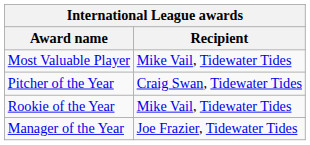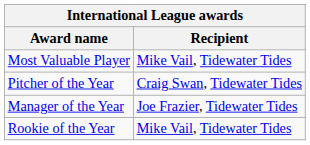rows swapped: (61, 106) <-> (66, 128)
